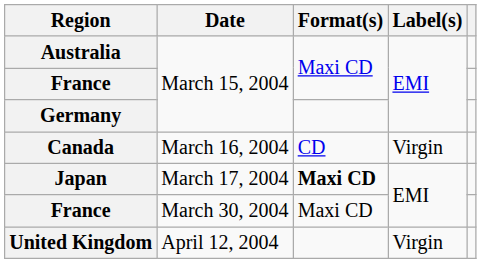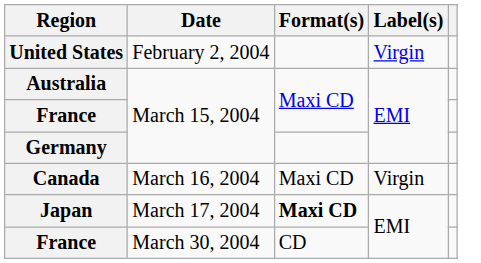+ row: (66, 52)
(312, 147) CD -> (316, 178) Maxi CD
(335, 210) Maxi CD -> (293, 242) CD
- row: (81, 242)
